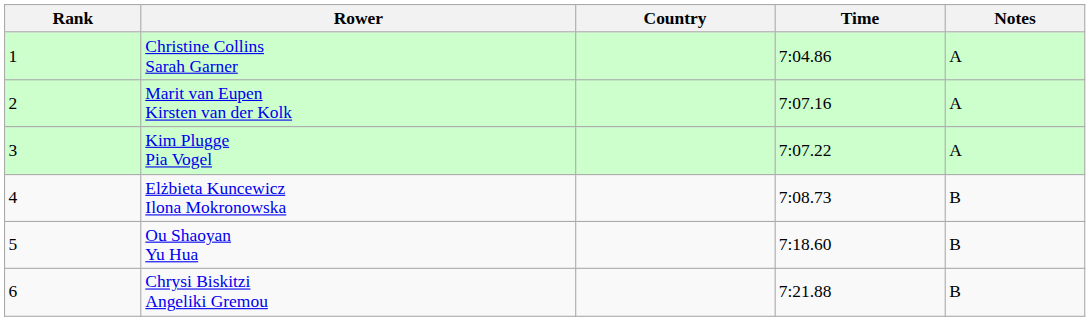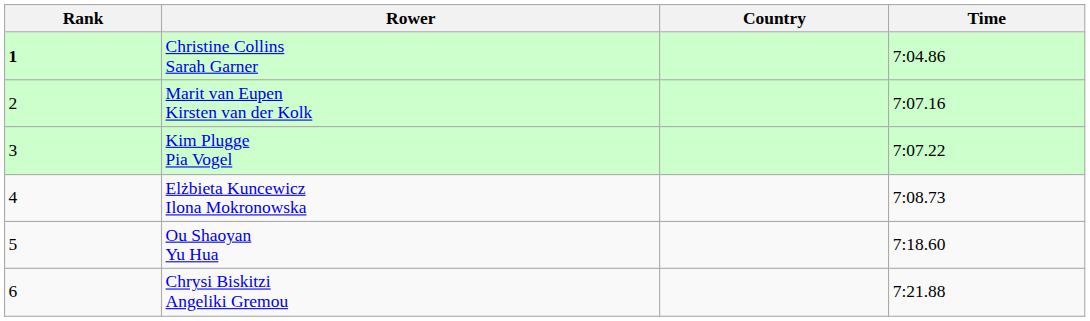- column: (1015, 18)
(13, 55) normal -> (13, 55) bold
